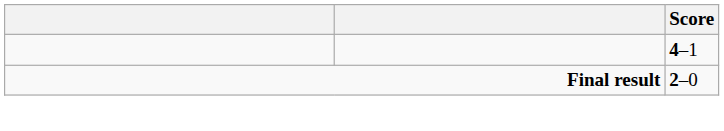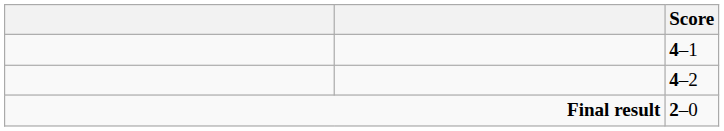+ row: (683, 79)
